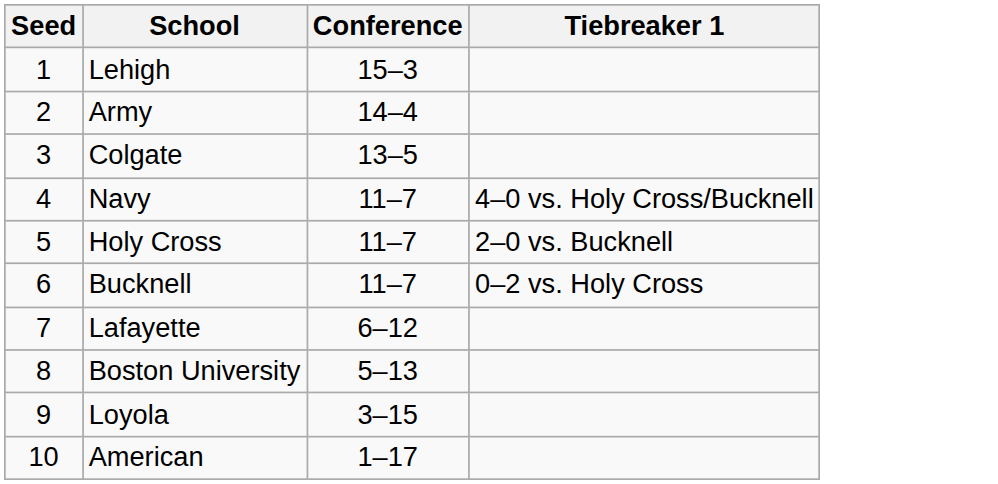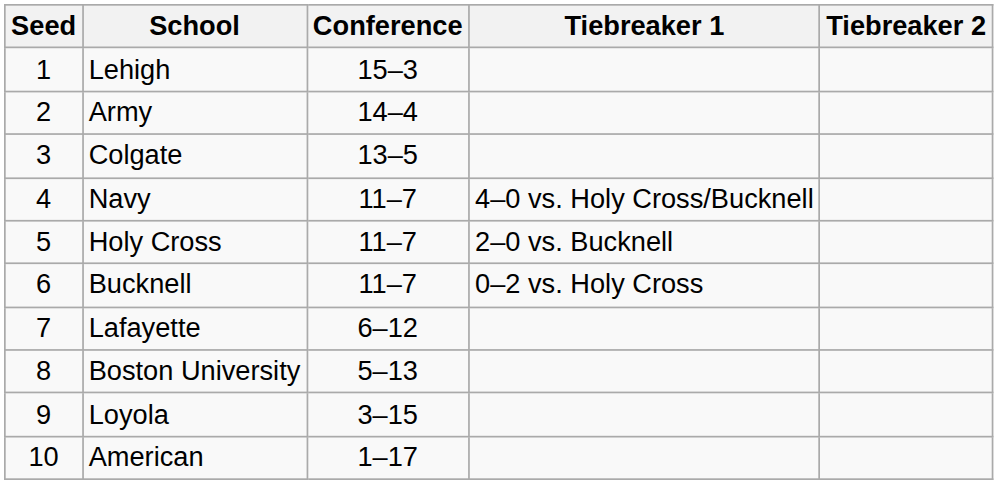+ column: (906, 26)
